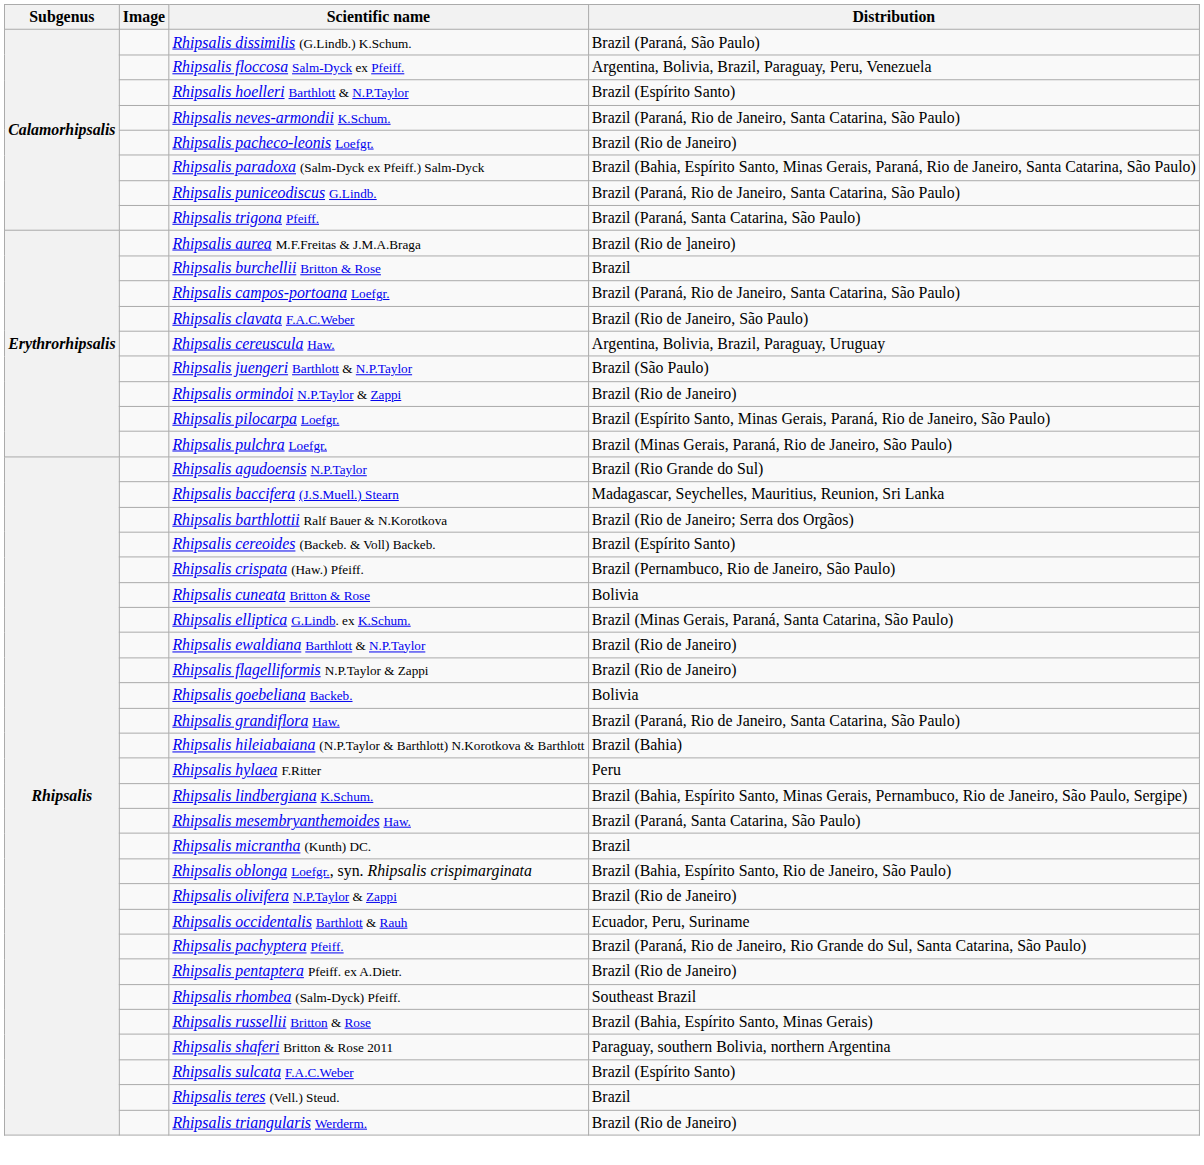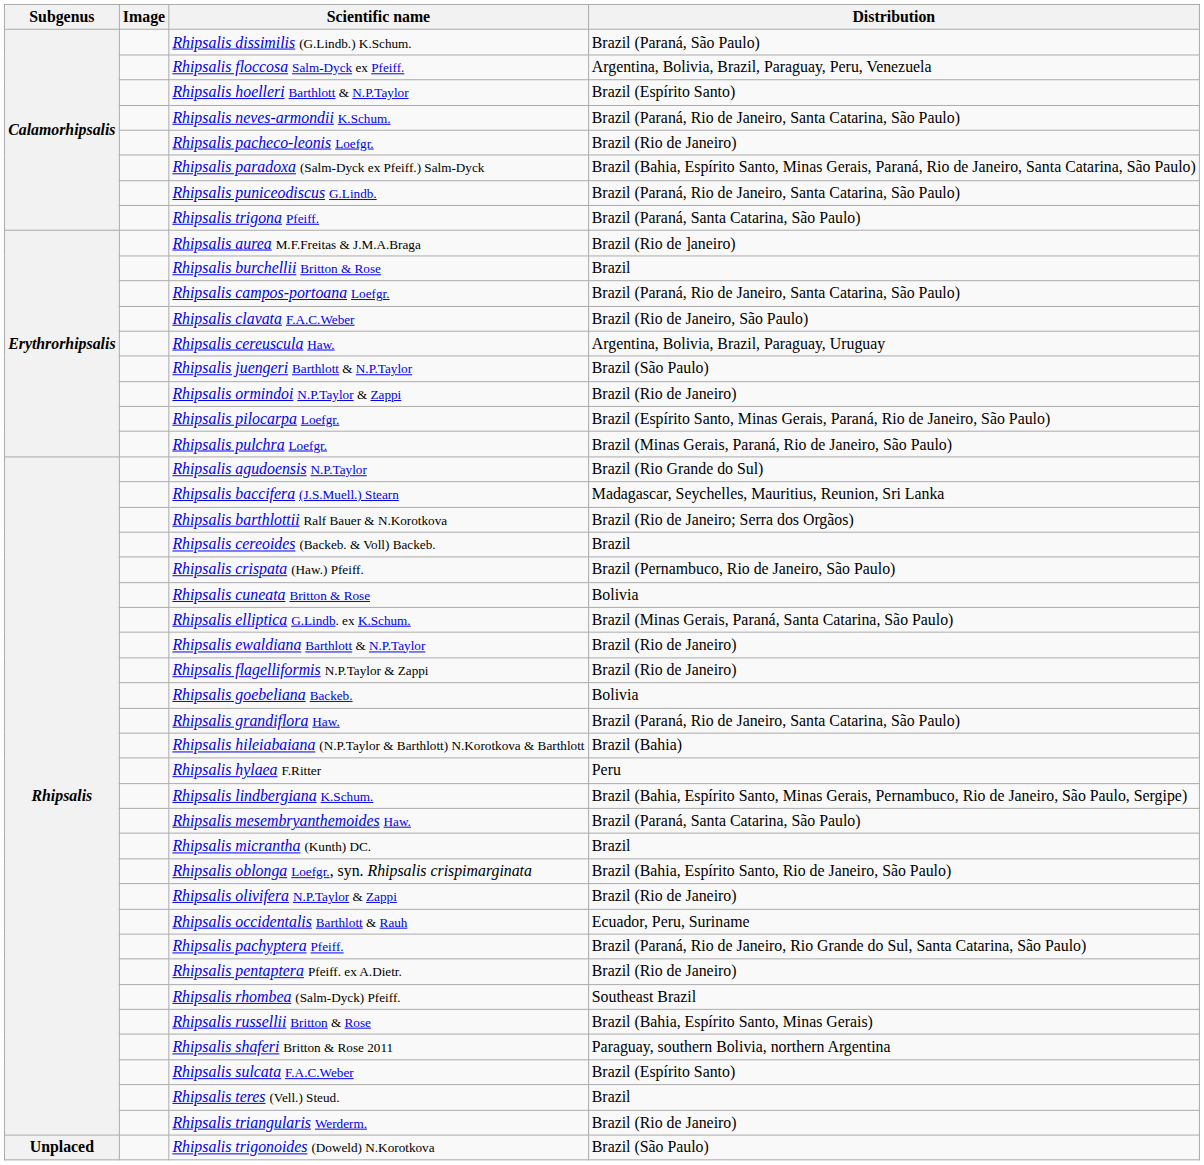(664, 544) Brazil (Espírito Santo) -> (611, 544) Brazil
+ row: (303, 1147)
